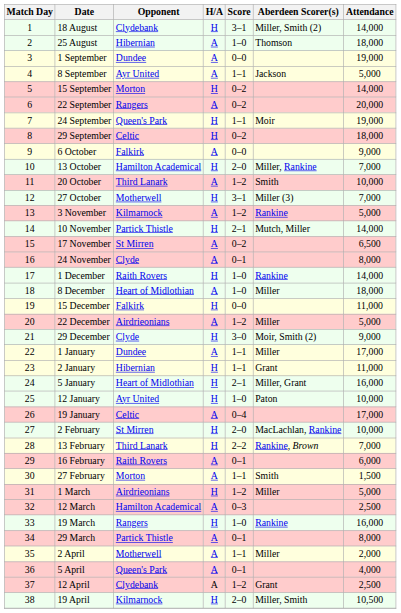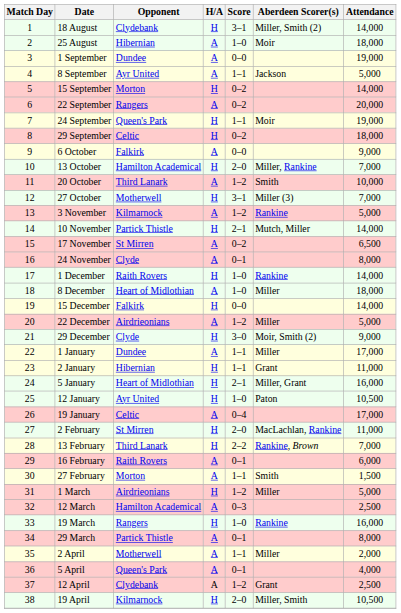(274, 43) Thomson -> (265, 43) Moir
(370, 306) 11,000 -> (370, 306) 14,000
(370, 399) 10,000 -> (370, 399) 10,500
(370, 430) 10,000 -> (370, 430) 11,000
